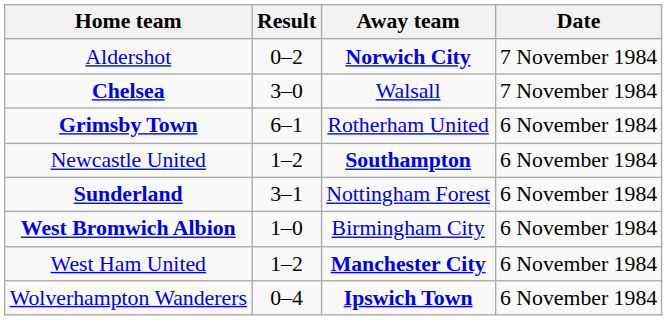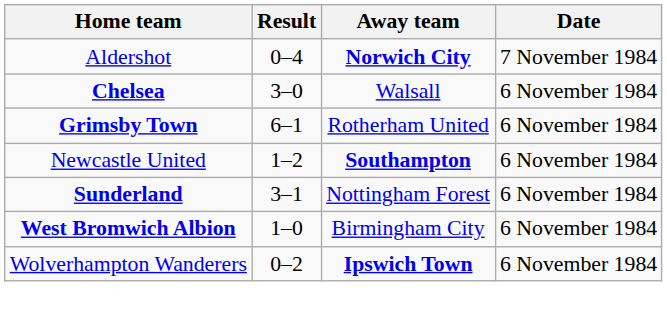(287, 56) 0–2 -> (287, 56) 0–4
(579, 90) 7 November 1984 -> (579, 90) 6 November 1984
- row: (128, 263)
(287, 297) 0–4 -> (287, 263) 0–2
